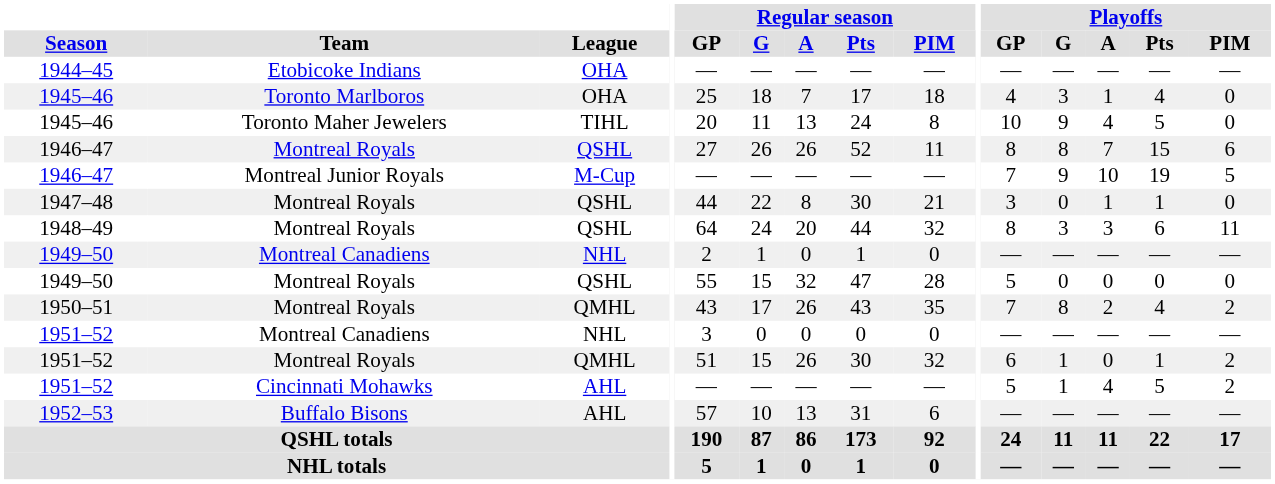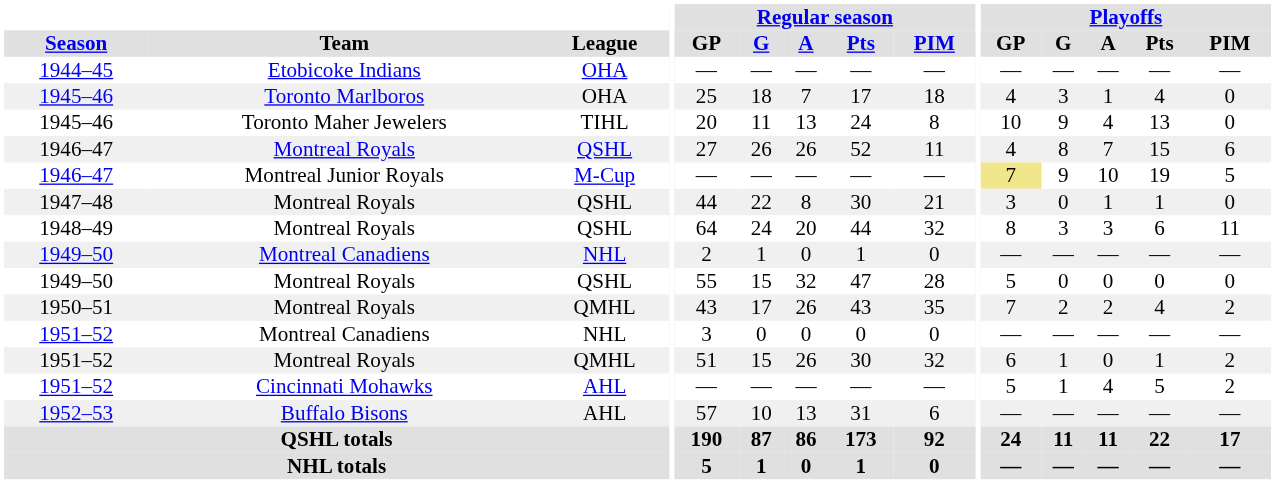(1160, 122) 5 -> (1160, 122) 13
(1011, 149) 8 -> (1011, 149) 4
(1011, 175) no background -> (1011, 175) khaki background
(1063, 307) 8 -> (1063, 307) 2
